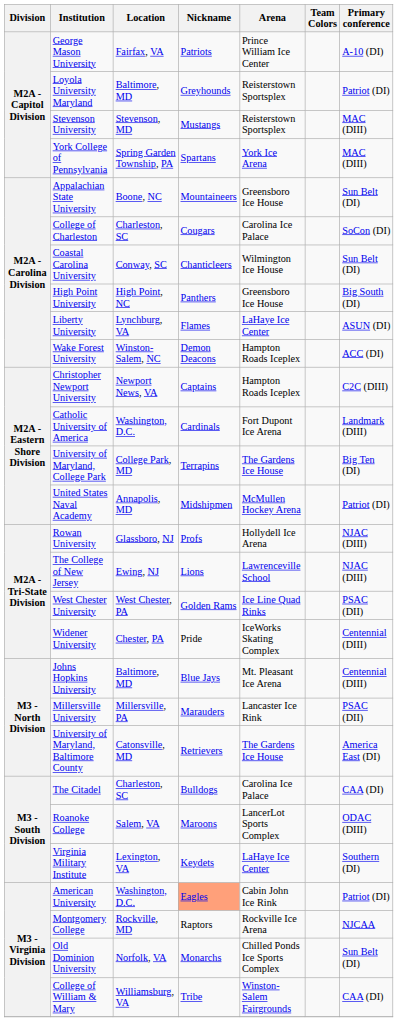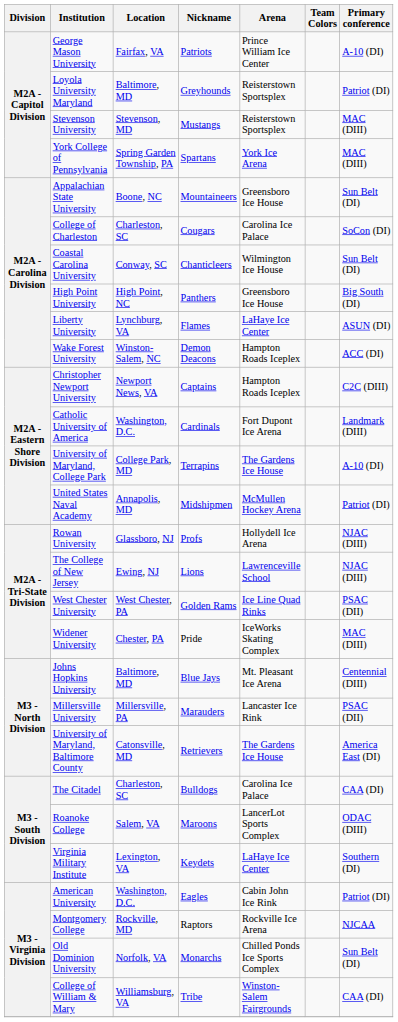(358, 465) Big Ten (DI) -> (363, 465) A-10 (DI)
(364, 639) Centennial (DIII) -> (354, 639) MAC (DIII)
(194, 896) lightsalmon background -> (194, 896) no background
